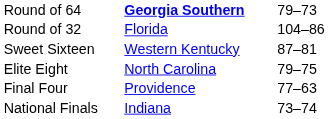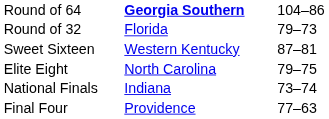(297, 10) 79–73 -> (301, 10) 104–86
(301, 30) 104–86 -> (297, 30) 79–73
rows swapped: (36, 88) <-> (51, 108)
